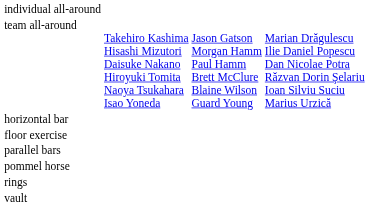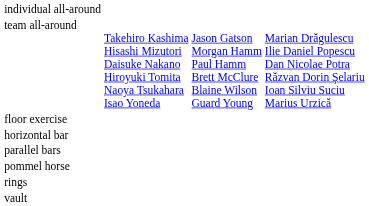rows swapped: (36, 135) <-> (36, 119)
